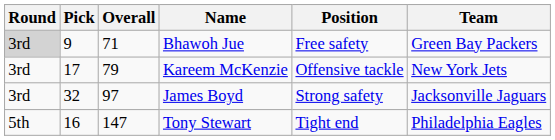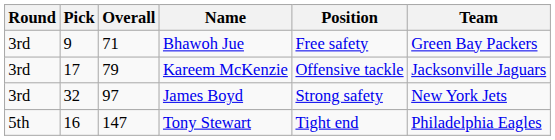(19, 43) lightgrey background -> (19, 43) no background
(459, 69) New York Jets -> (479, 69) Jacksonville Jaguars
(479, 95) Jacksonville Jaguars -> (459, 95) New York Jets
